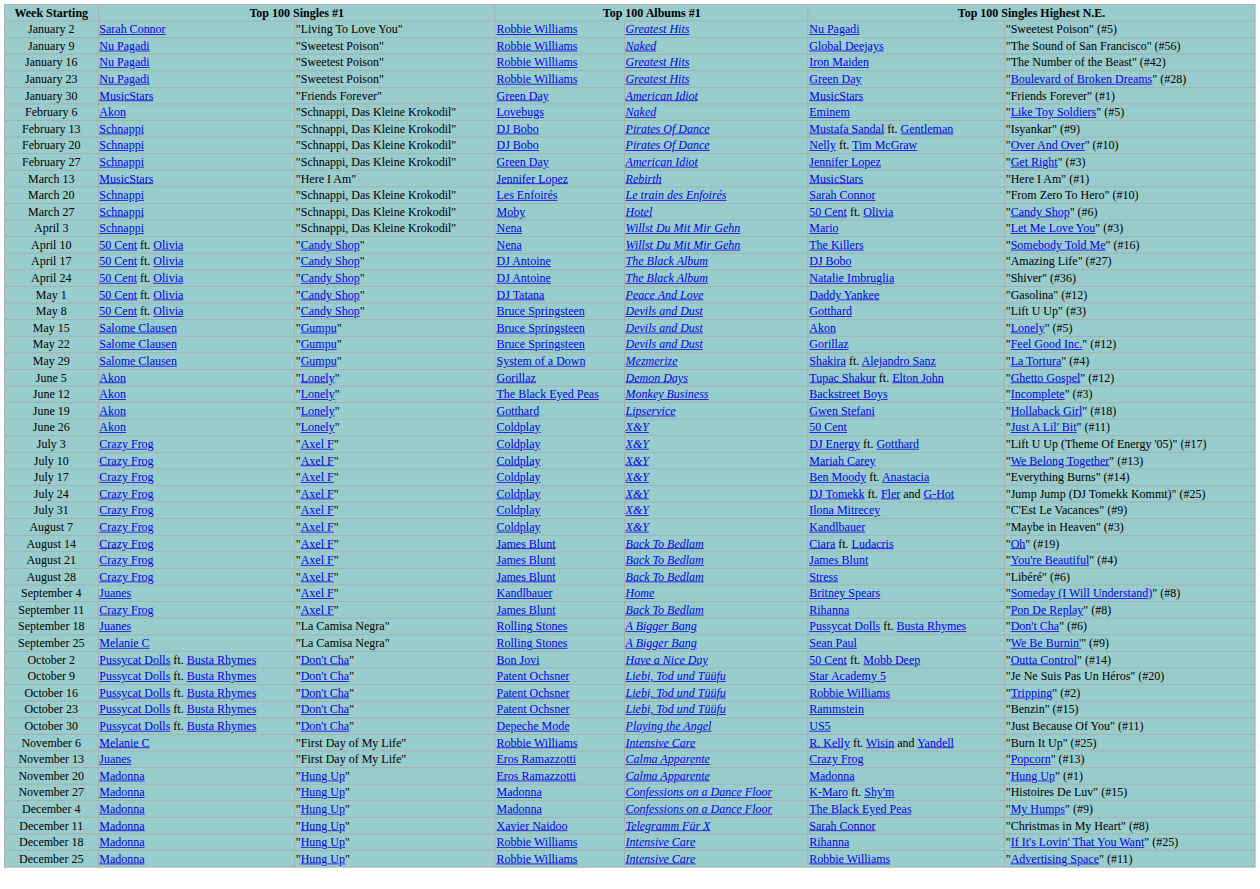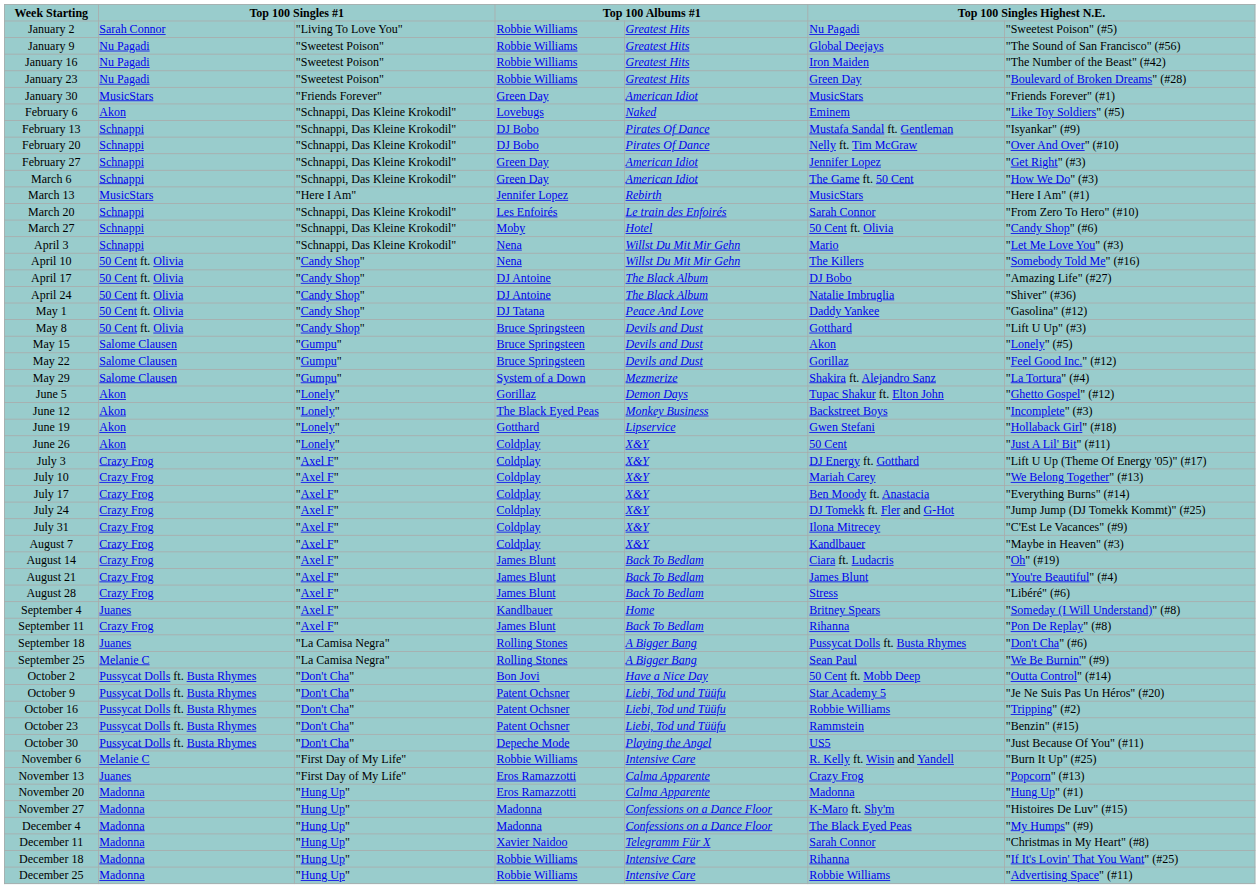(641, 45) Naked -> (657, 45) Greatest Hits
+ row: (51, 178)
